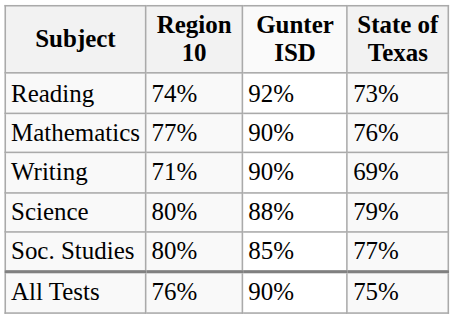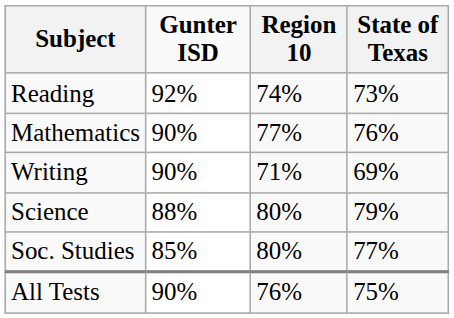columns swapped: (295, 39) <-> (194, 39)
